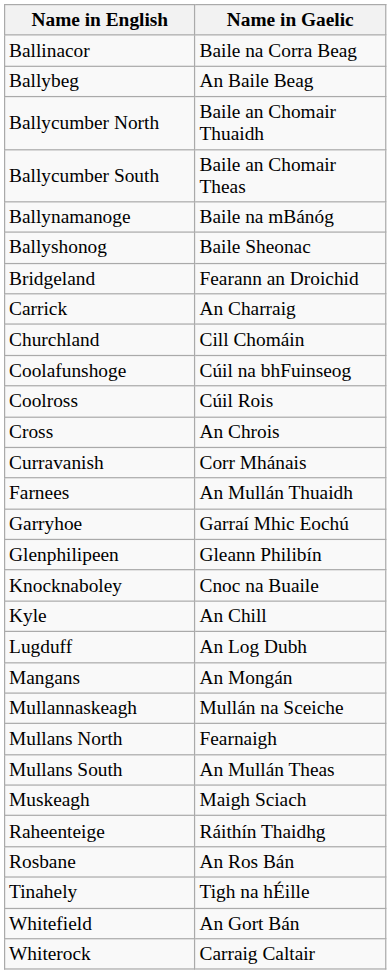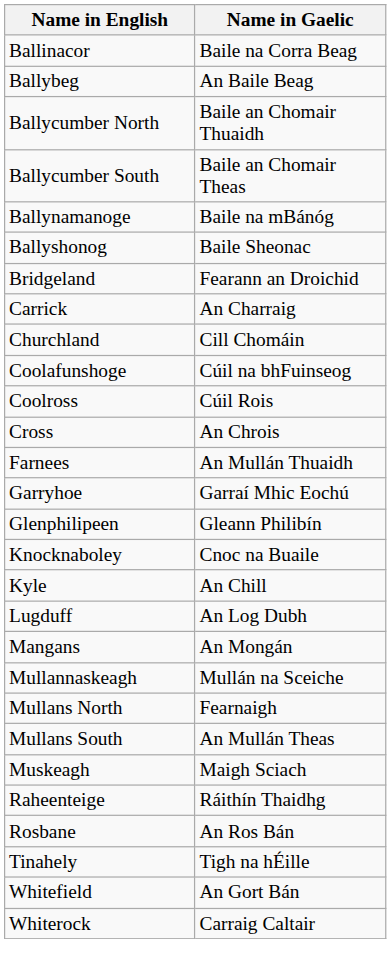- row: (56, 462)
